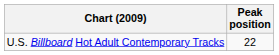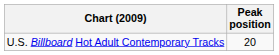(250, 42) 22 -> (250, 42) 20
